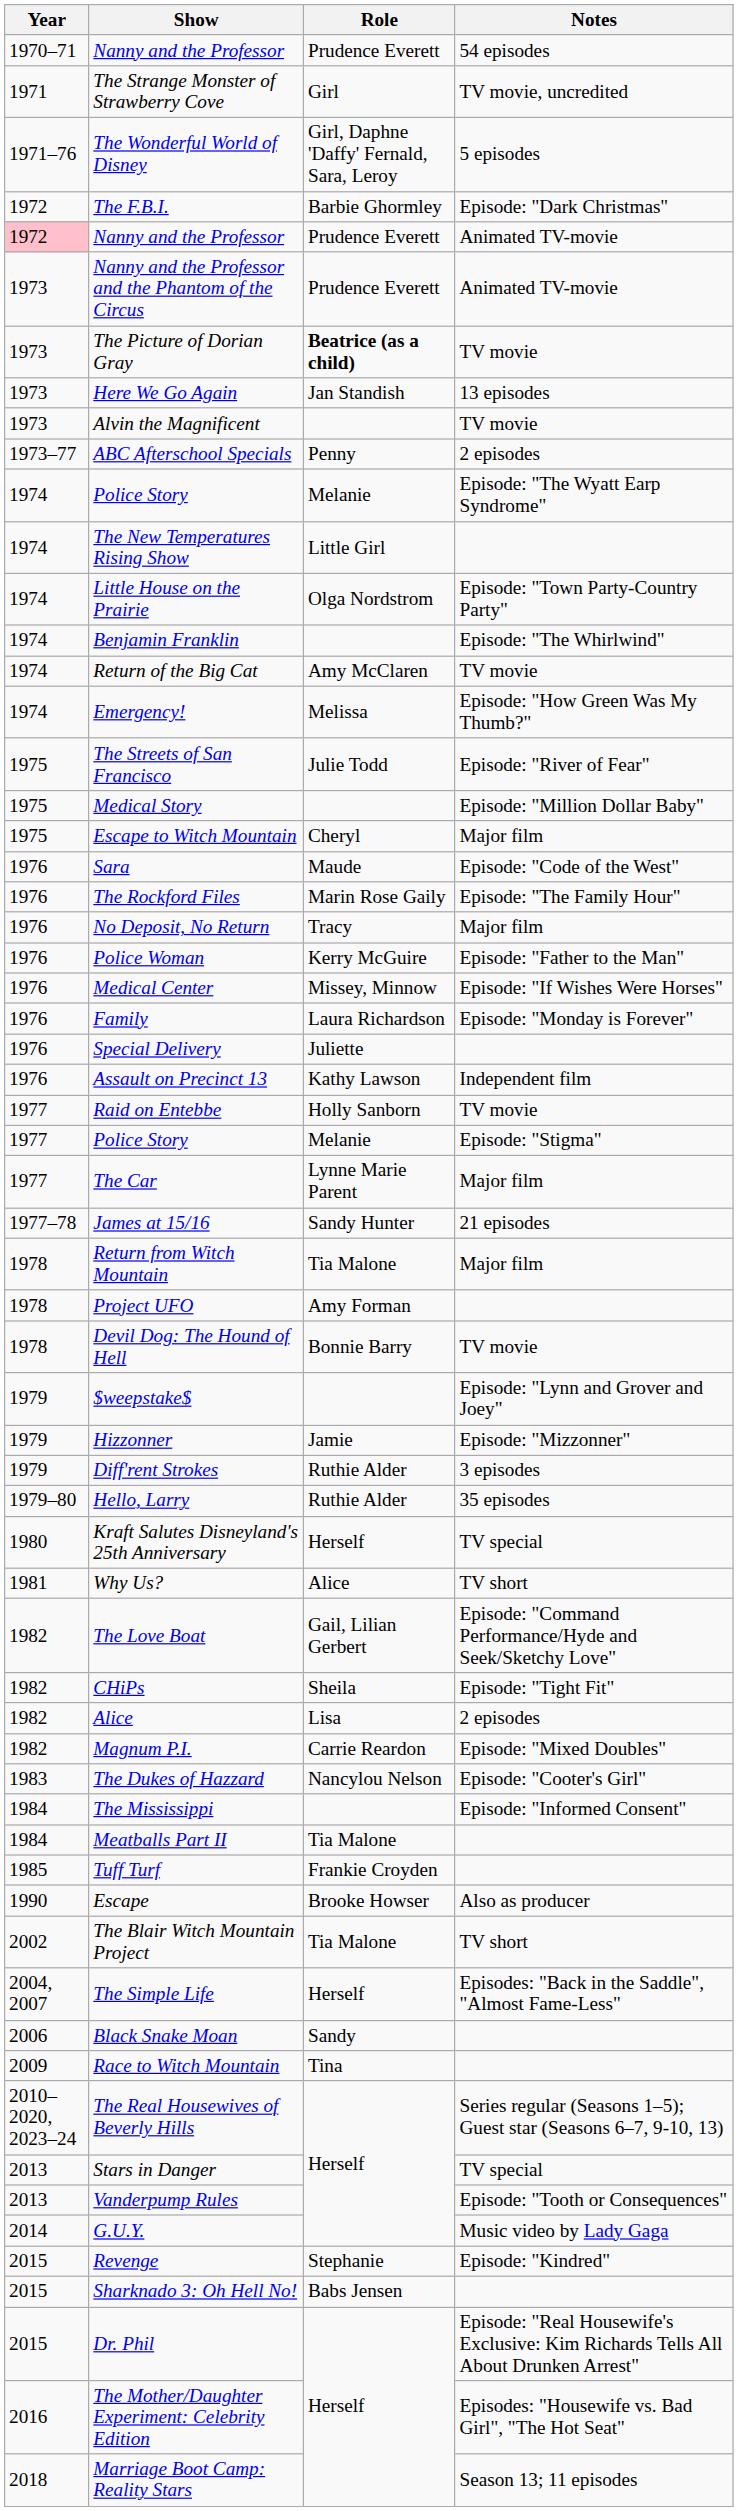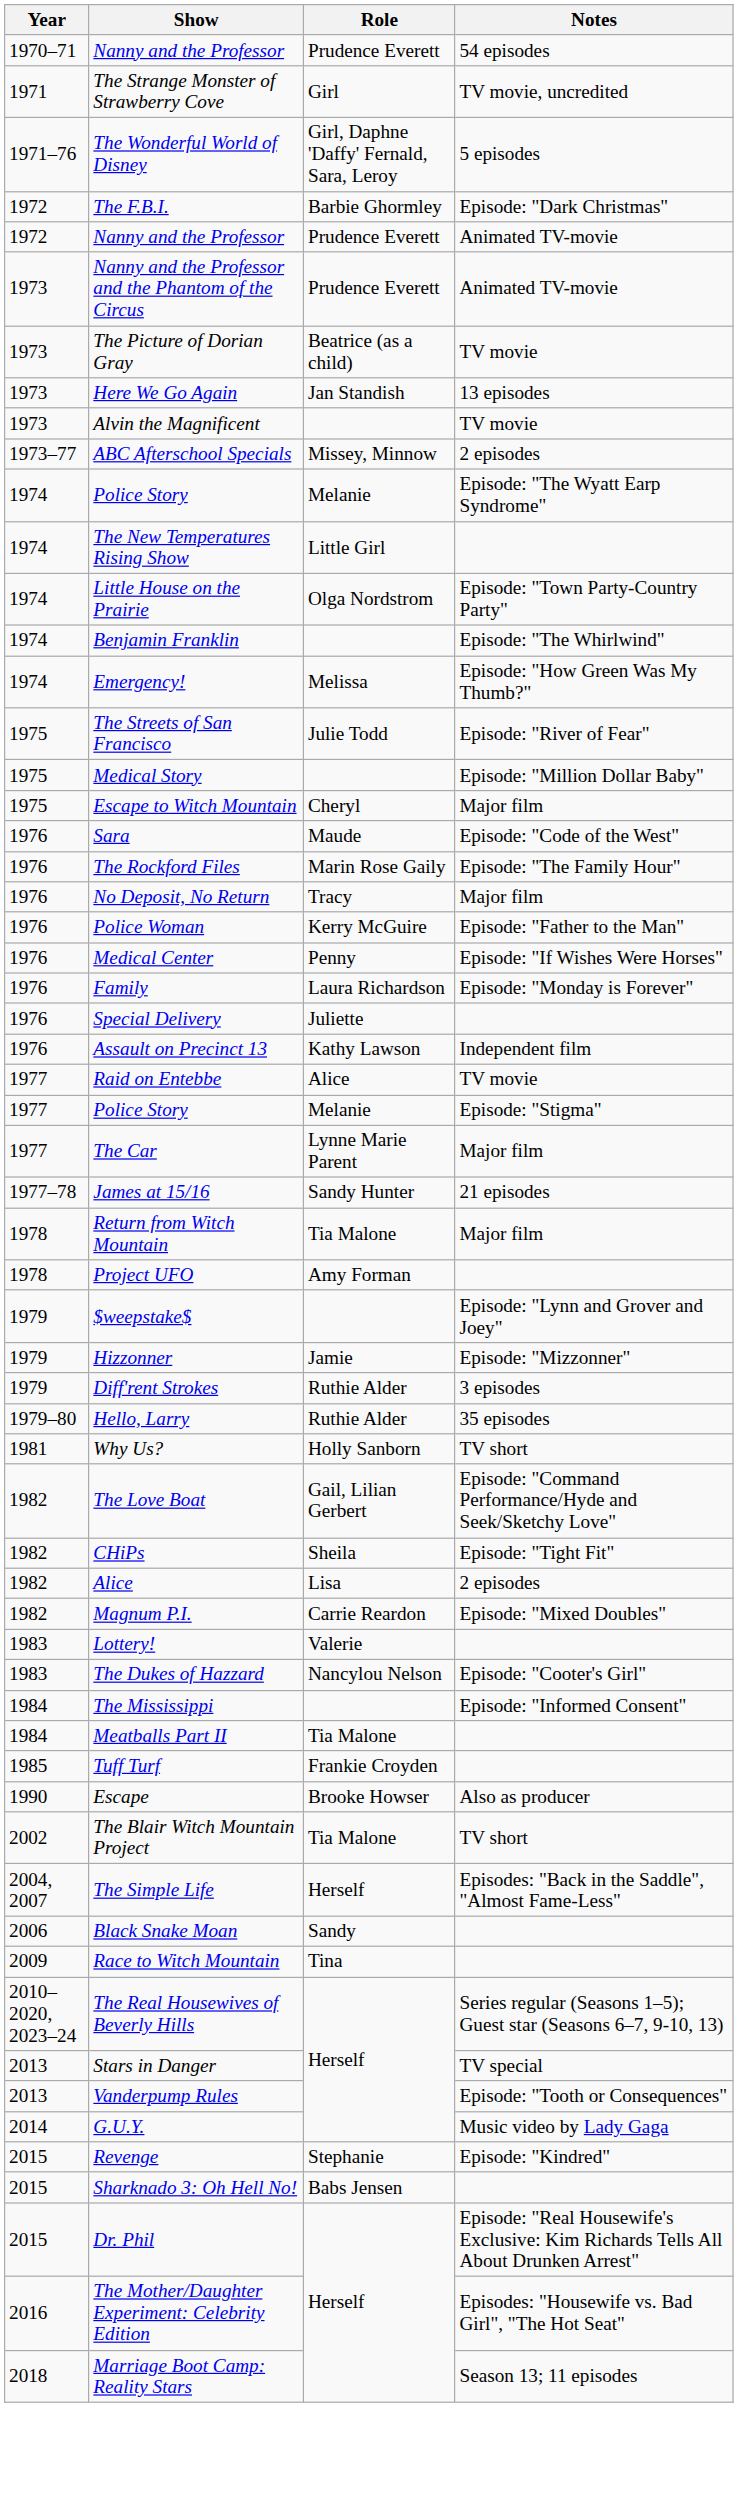(28, 236) pink background -> (28, 236) no background
(363, 351) bold -> (360, 351) normal
(332, 453) Penny -> (372, 453) Missey, Minnow
- row: (175, 670)
(372, 988) Missey, Minnow -> (332, 957) Penny
(364, 1109) Holly Sanborn -> (329, 1079) Alice
- row: (191, 1346)
- row: (196, 1542)
(329, 1583) Alice -> (364, 1448) Holly Sanborn
+ row: (124, 1644)
